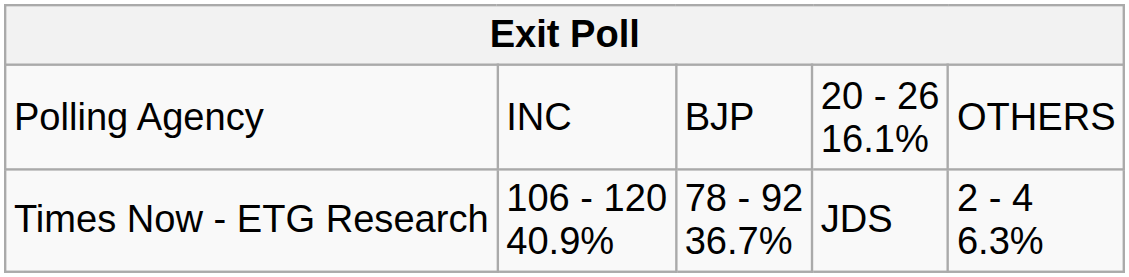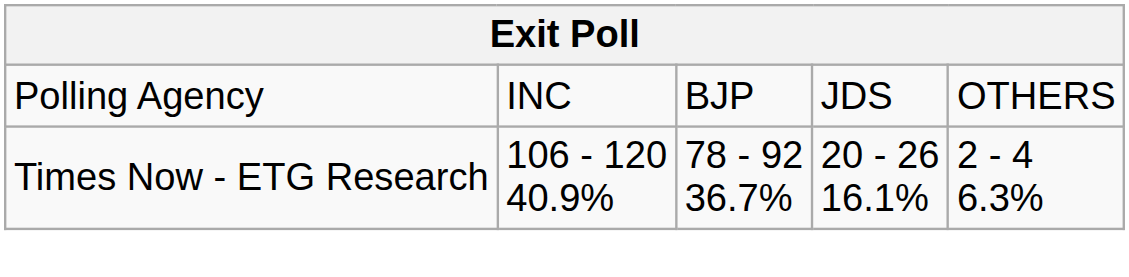(880, 116) 20 - 26 16.1% -> (857, 95) JDS
(857, 219) JDS -> (880, 176) 20 - 26 16.1%
